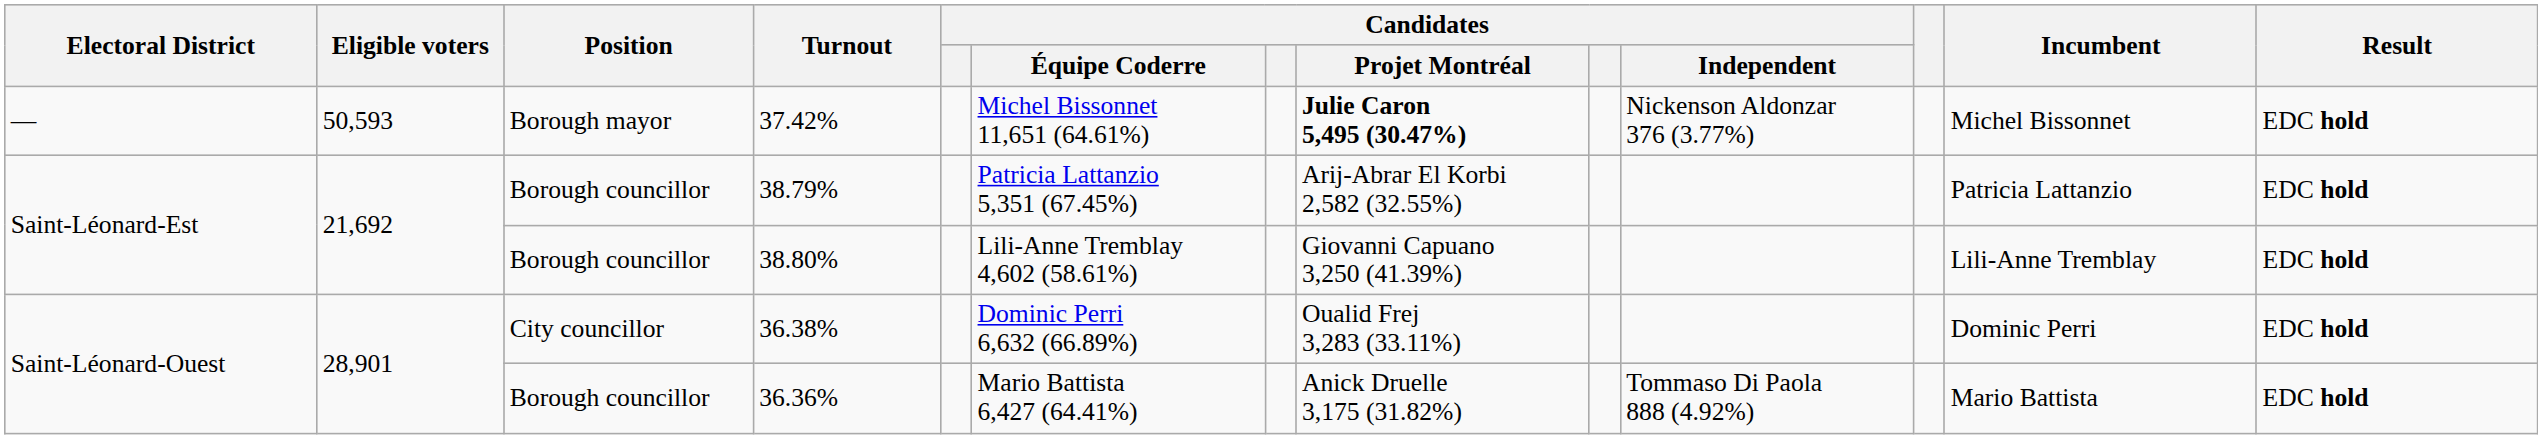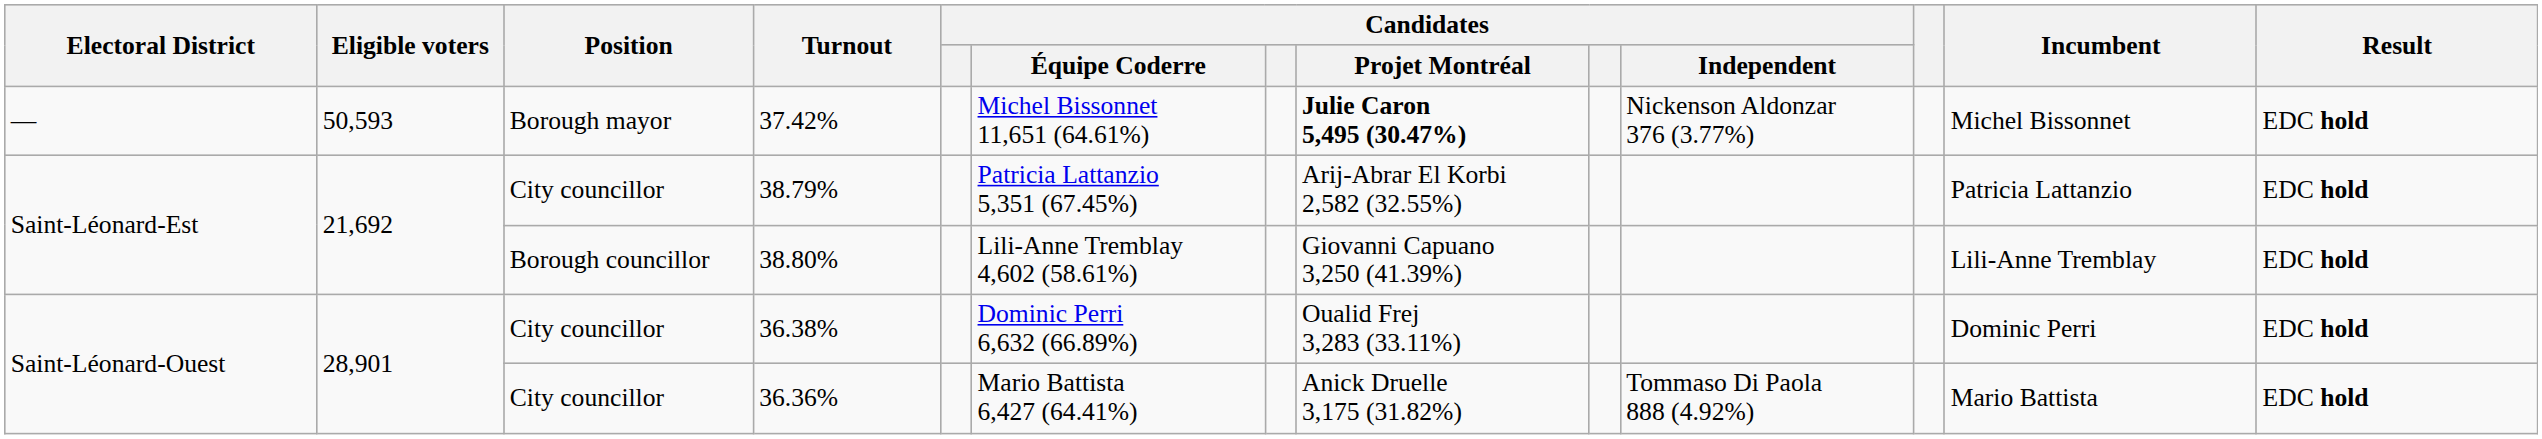(610, 189) Borough councillor -> (587, 189) City councillor
(610, 398) Borough councillor -> (587, 398) City councillor
